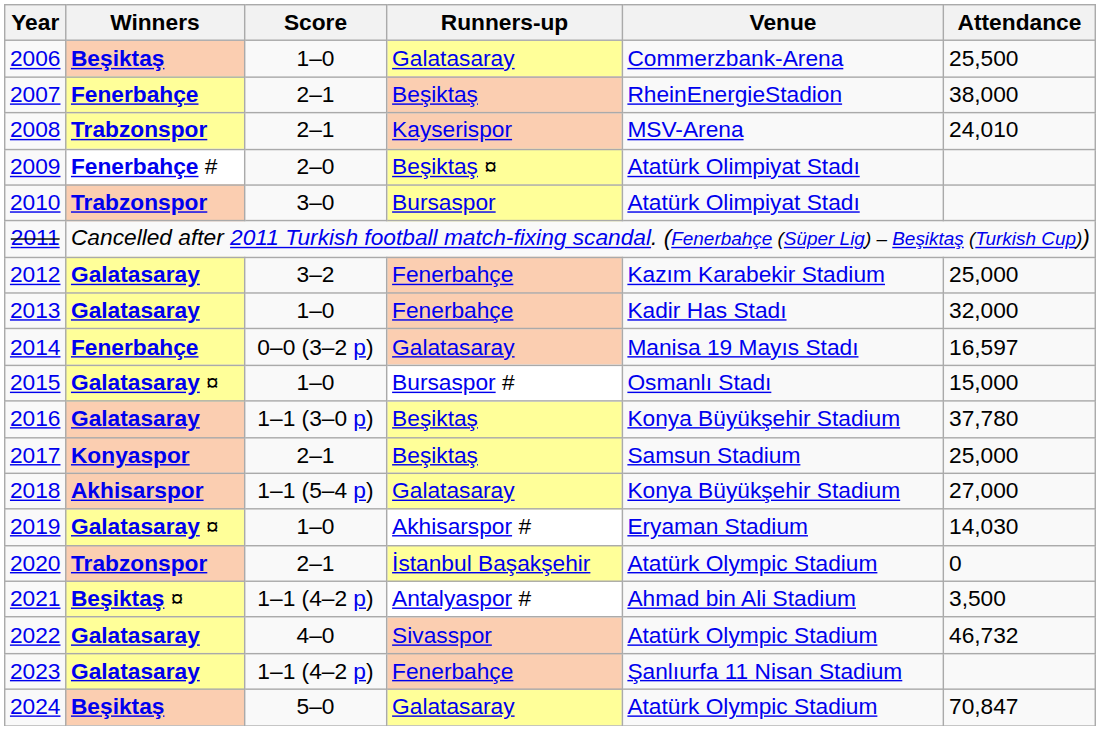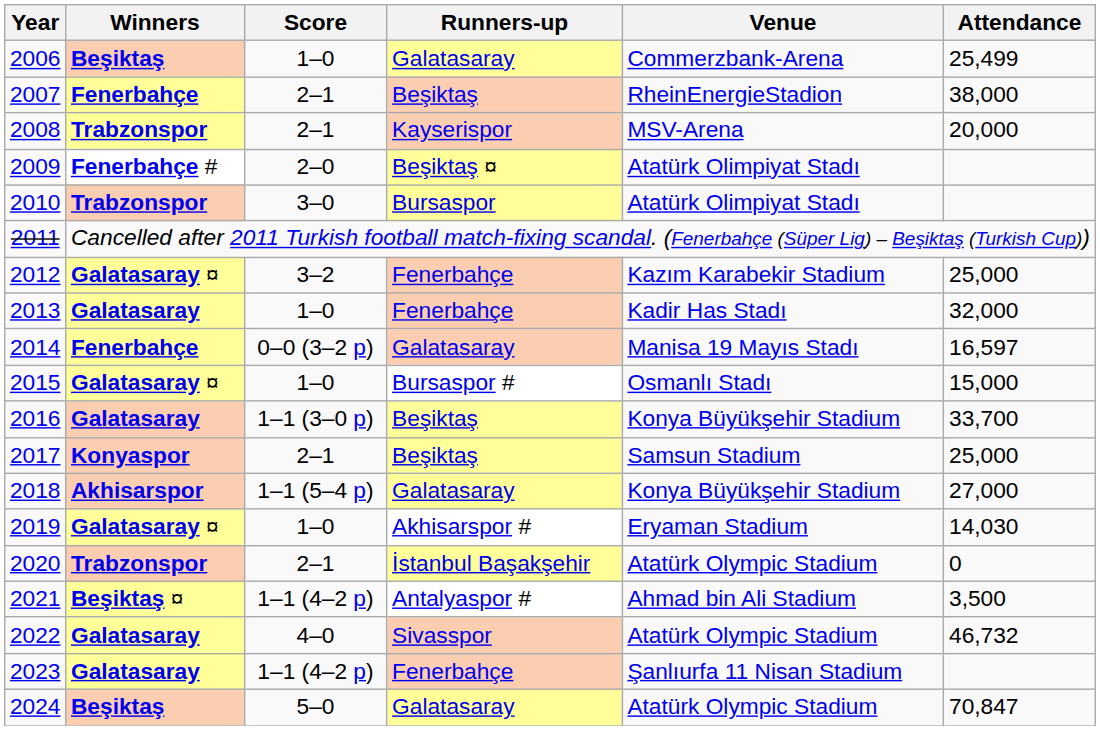(984, 58) 25,500 -> (984, 58) 25,499
(984, 130) 24,010 -> (984, 130) 20,000
(135, 274) Galatasaray -> (145, 274) Galatasaray ¤
(984, 418) 37,780 -> (984, 418) 33,700
